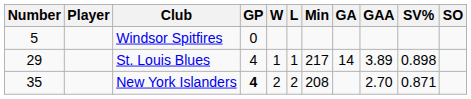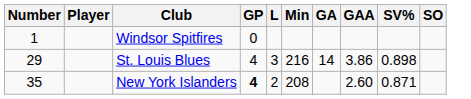- column: (277, 15)
(34, 37) 5 -> (34, 37) 1
(294, 60) 1 -> (274, 60) 3
(317, 60) 217 -> (297, 60) 216
(379, 60) 3.89 -> (359, 60) 3.86
(379, 82) 2.70 -> (359, 82) 2.60
